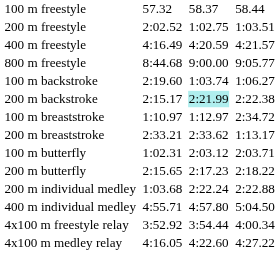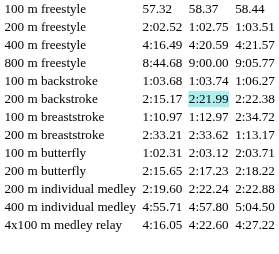(162, 81) 2:19.60 -> (162, 81) 1:03.68
(162, 189) 1:03.68 -> (162, 189) 2:19.60
- row: (67, 225)
